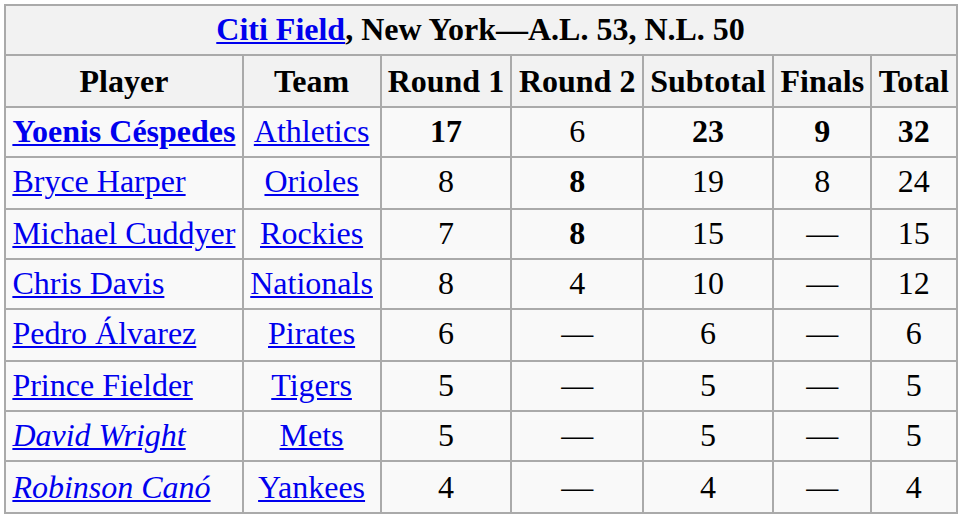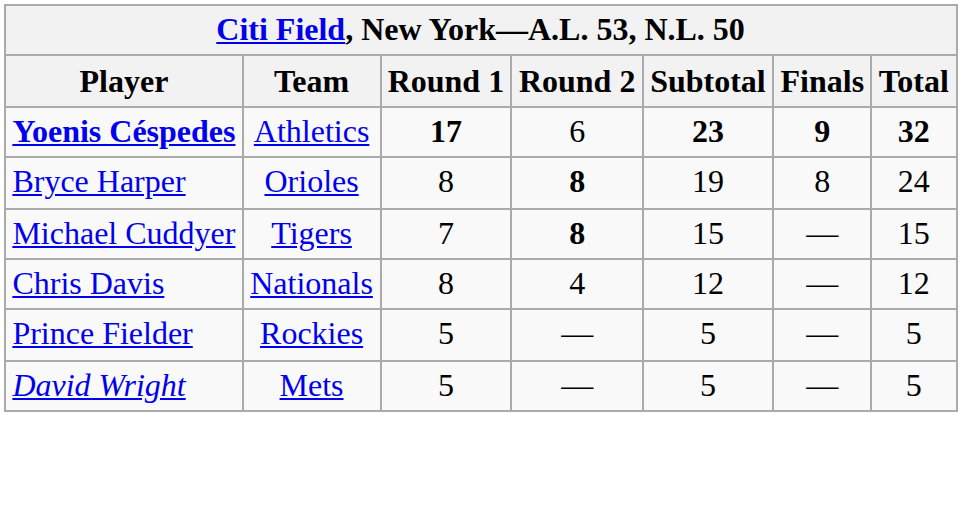(312, 232) Rockies -> (312, 232) Tigers
(708, 283) 10 -> (708, 283) 12
- row: (104, 334)
(312, 385) Tigers -> (312, 334) Rockies
- row: (112, 486)
